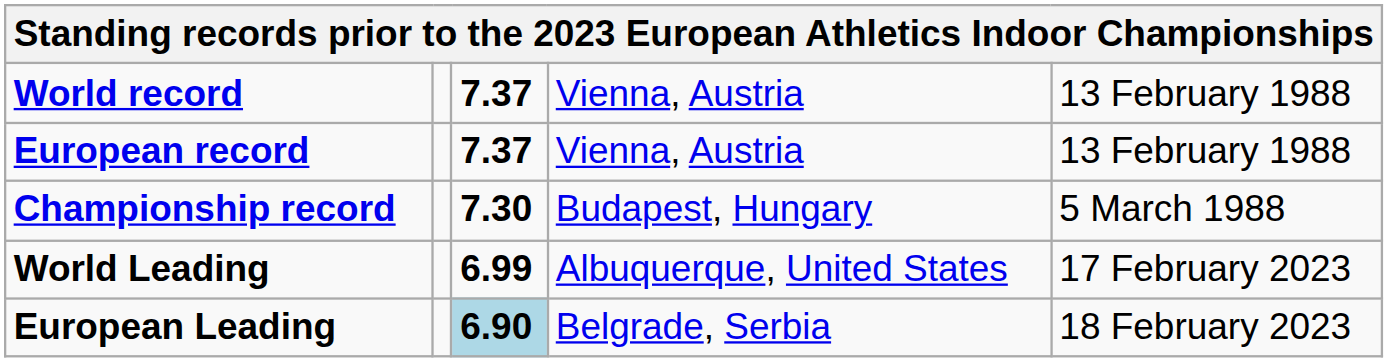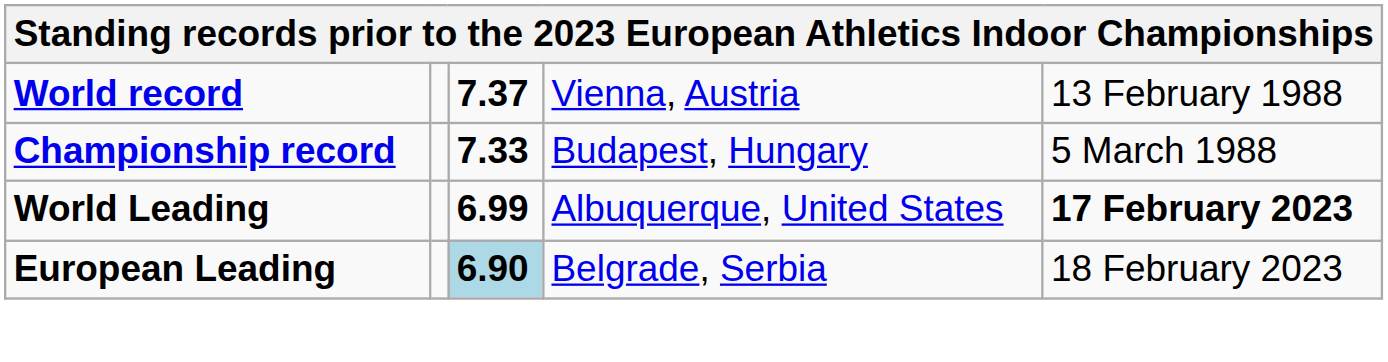- row: (162, 151)
(496, 209) 7.30 -> (493, 151) 7.33
(1205, 268) normal -> (1202, 209) bold
